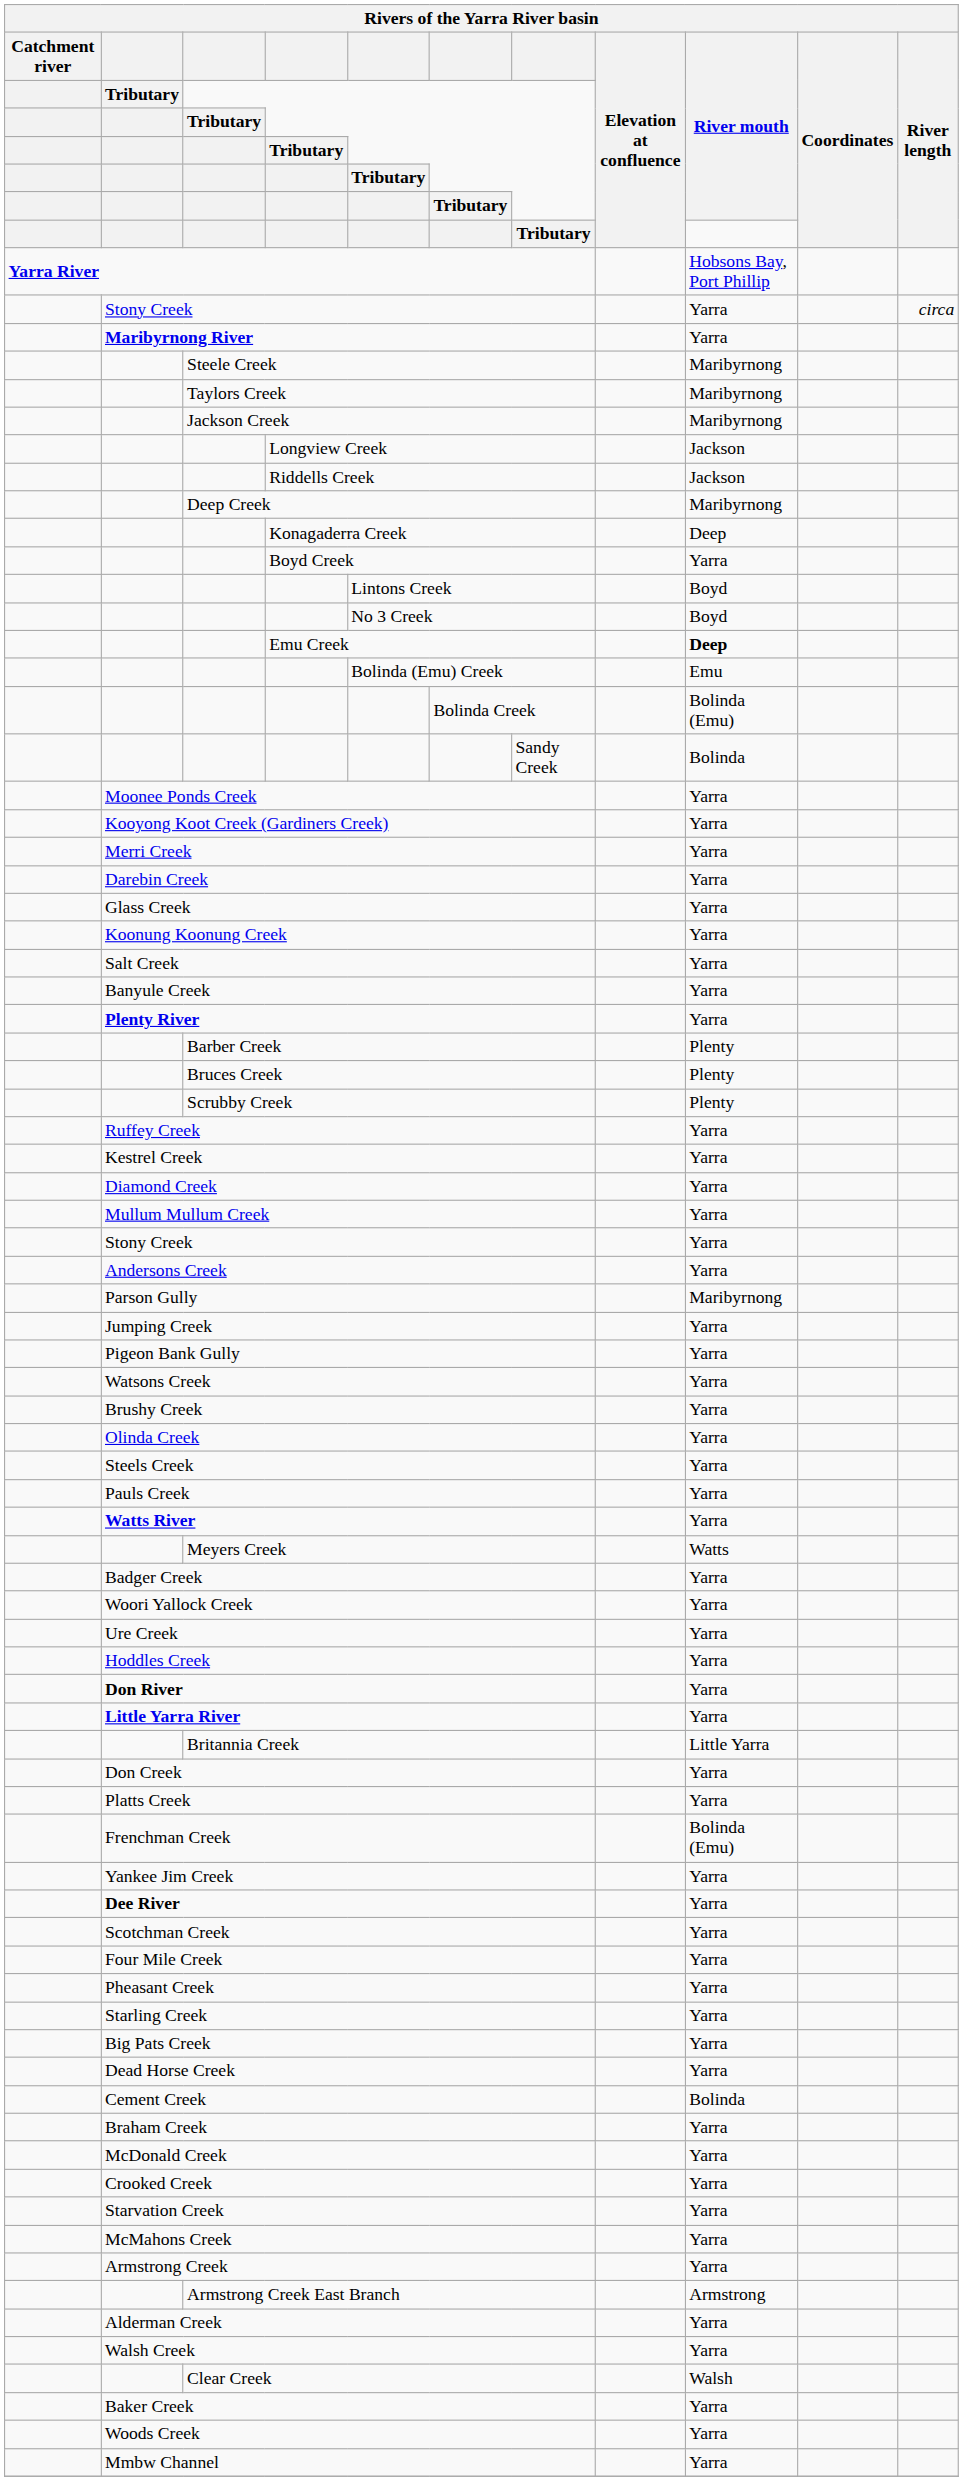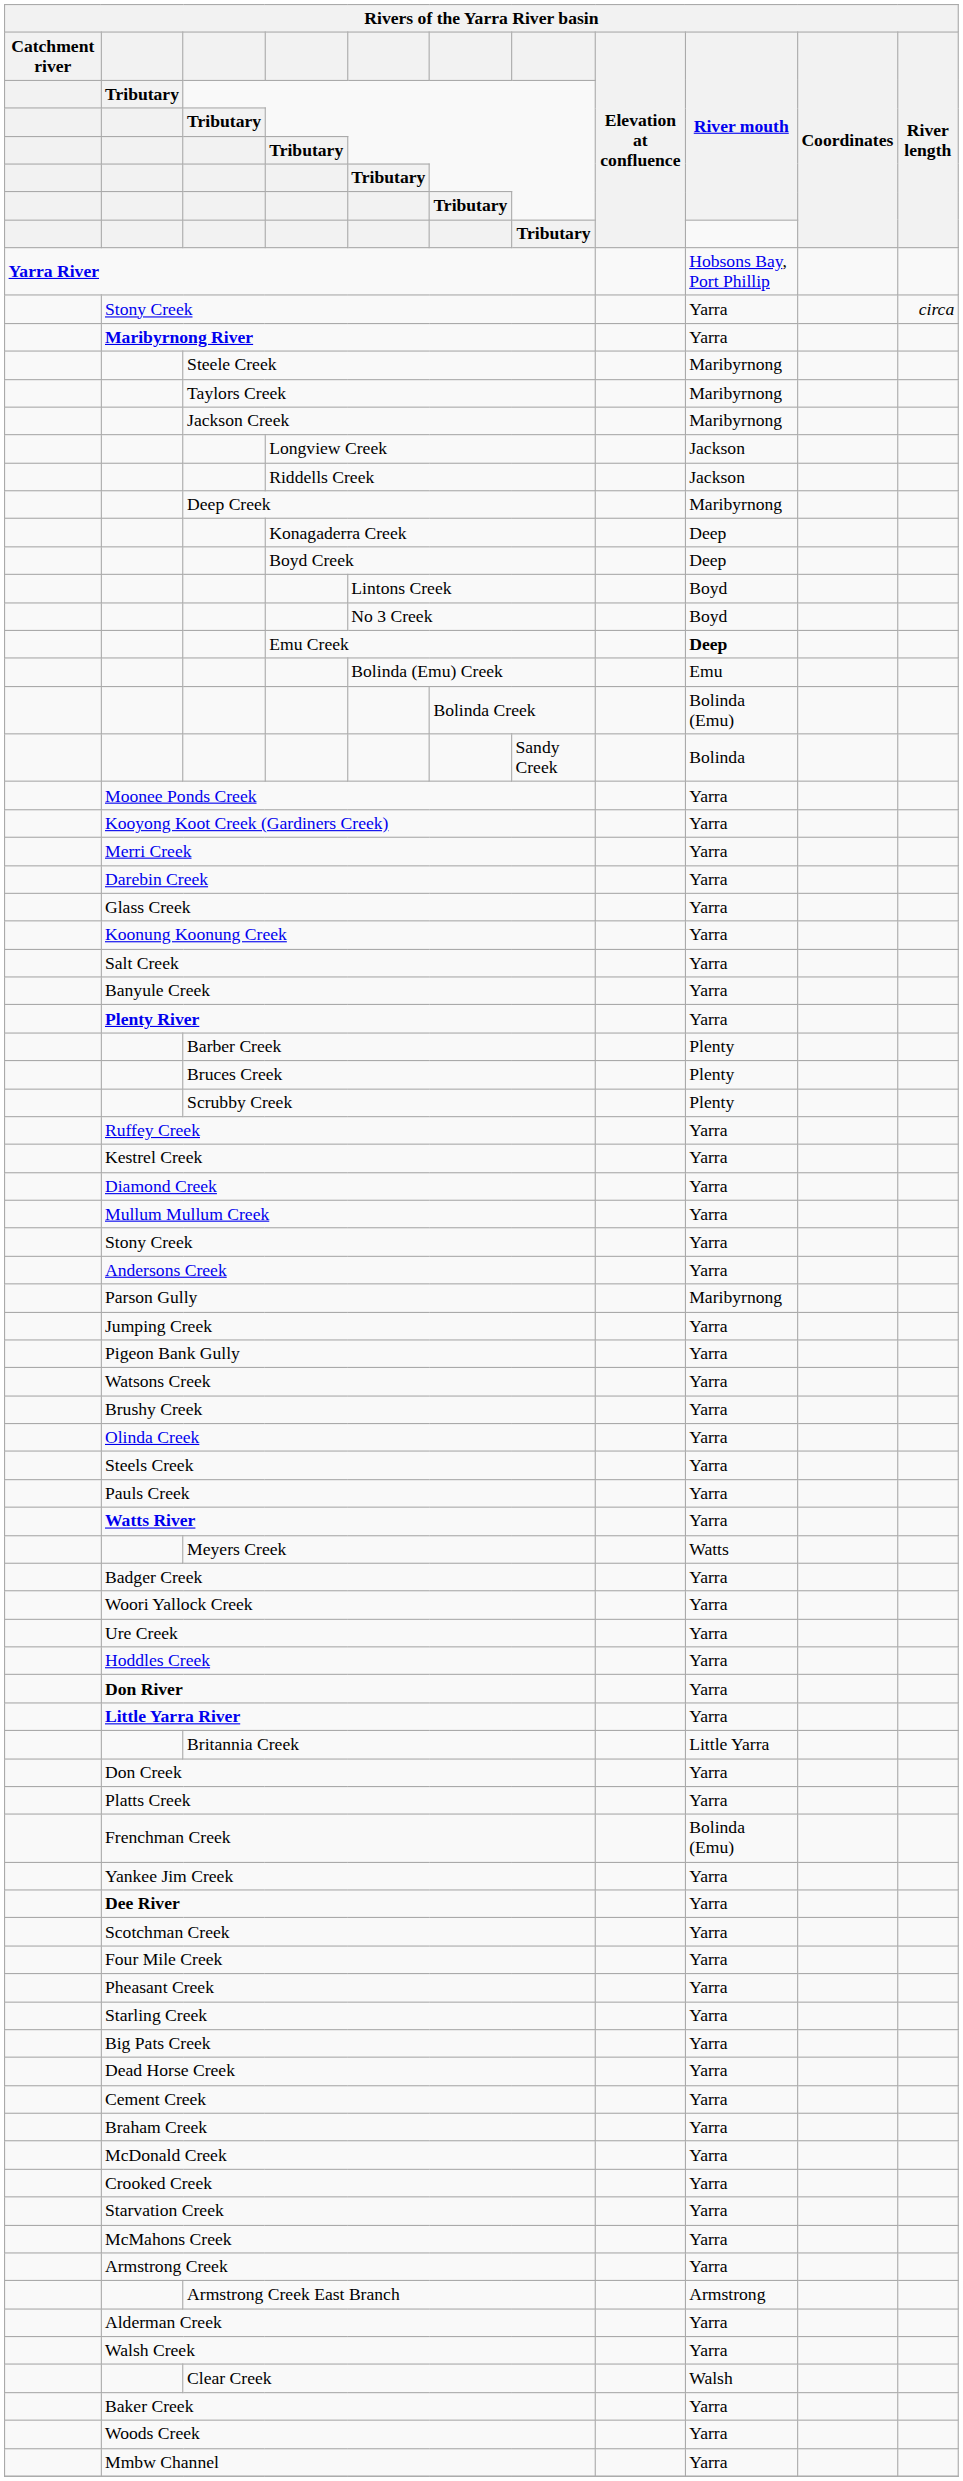(708, 560) Yarra -> (708, 560) Deep
(717, 2099) Bolinda -> (708, 2099) Yarra
